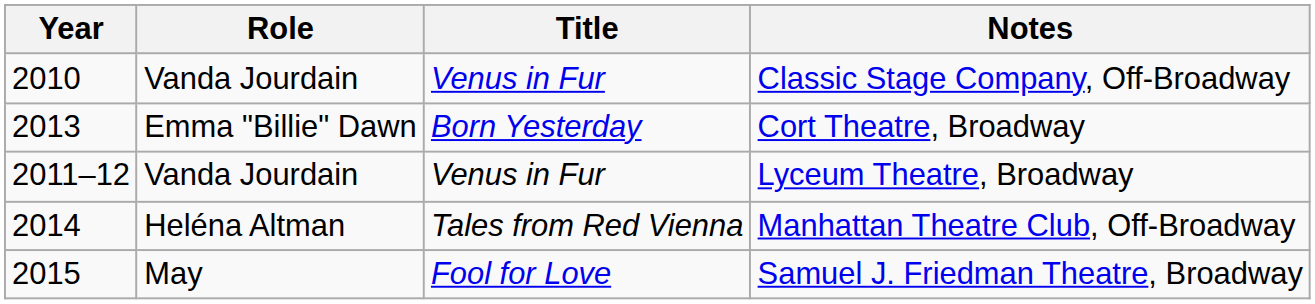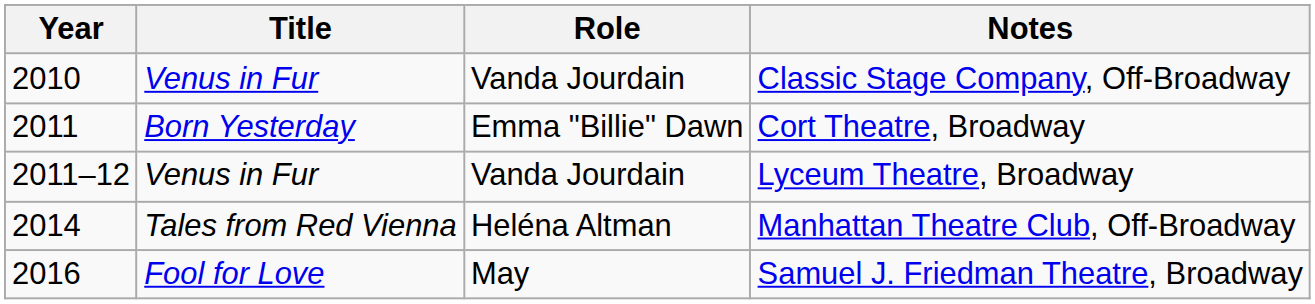columns swapped: (587, 28) <-> (280, 28)
(46, 126) 2013 -> (45, 126) 2011
(46, 273) 2015 -> (46, 273) 2016
